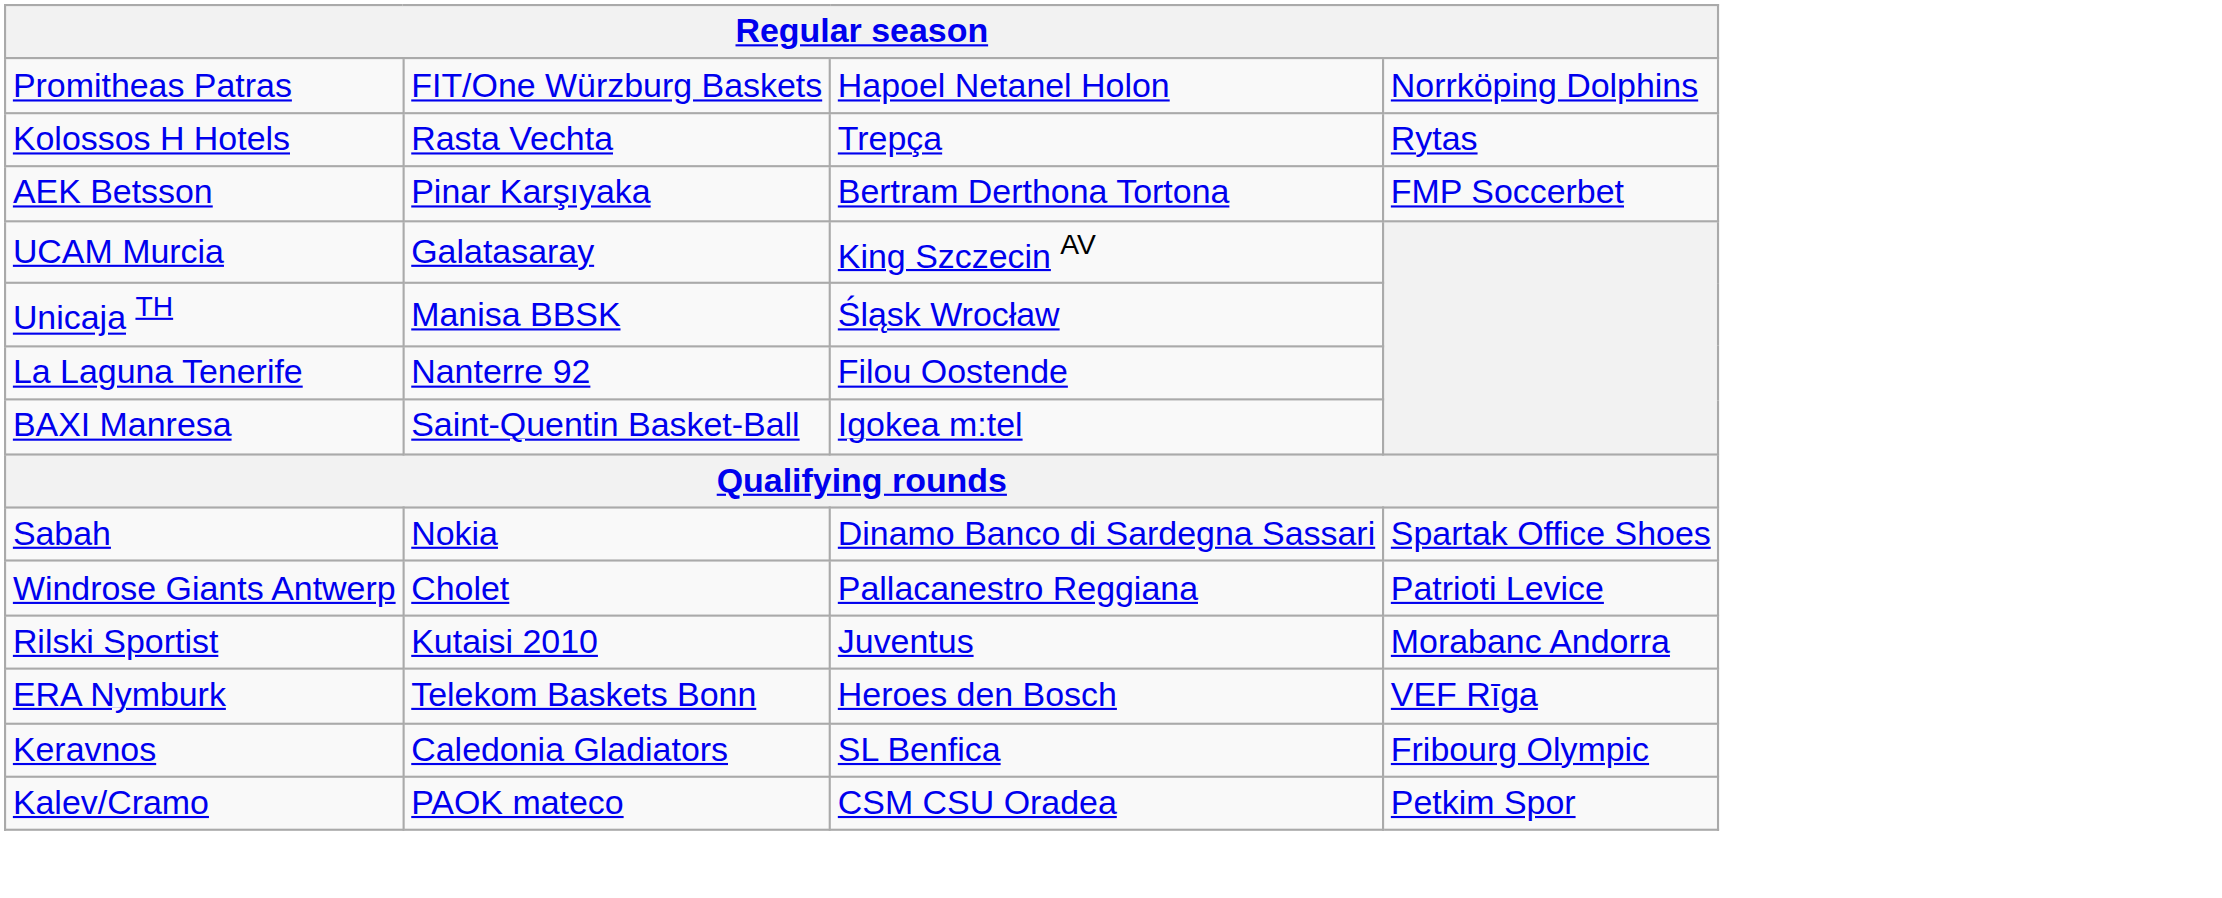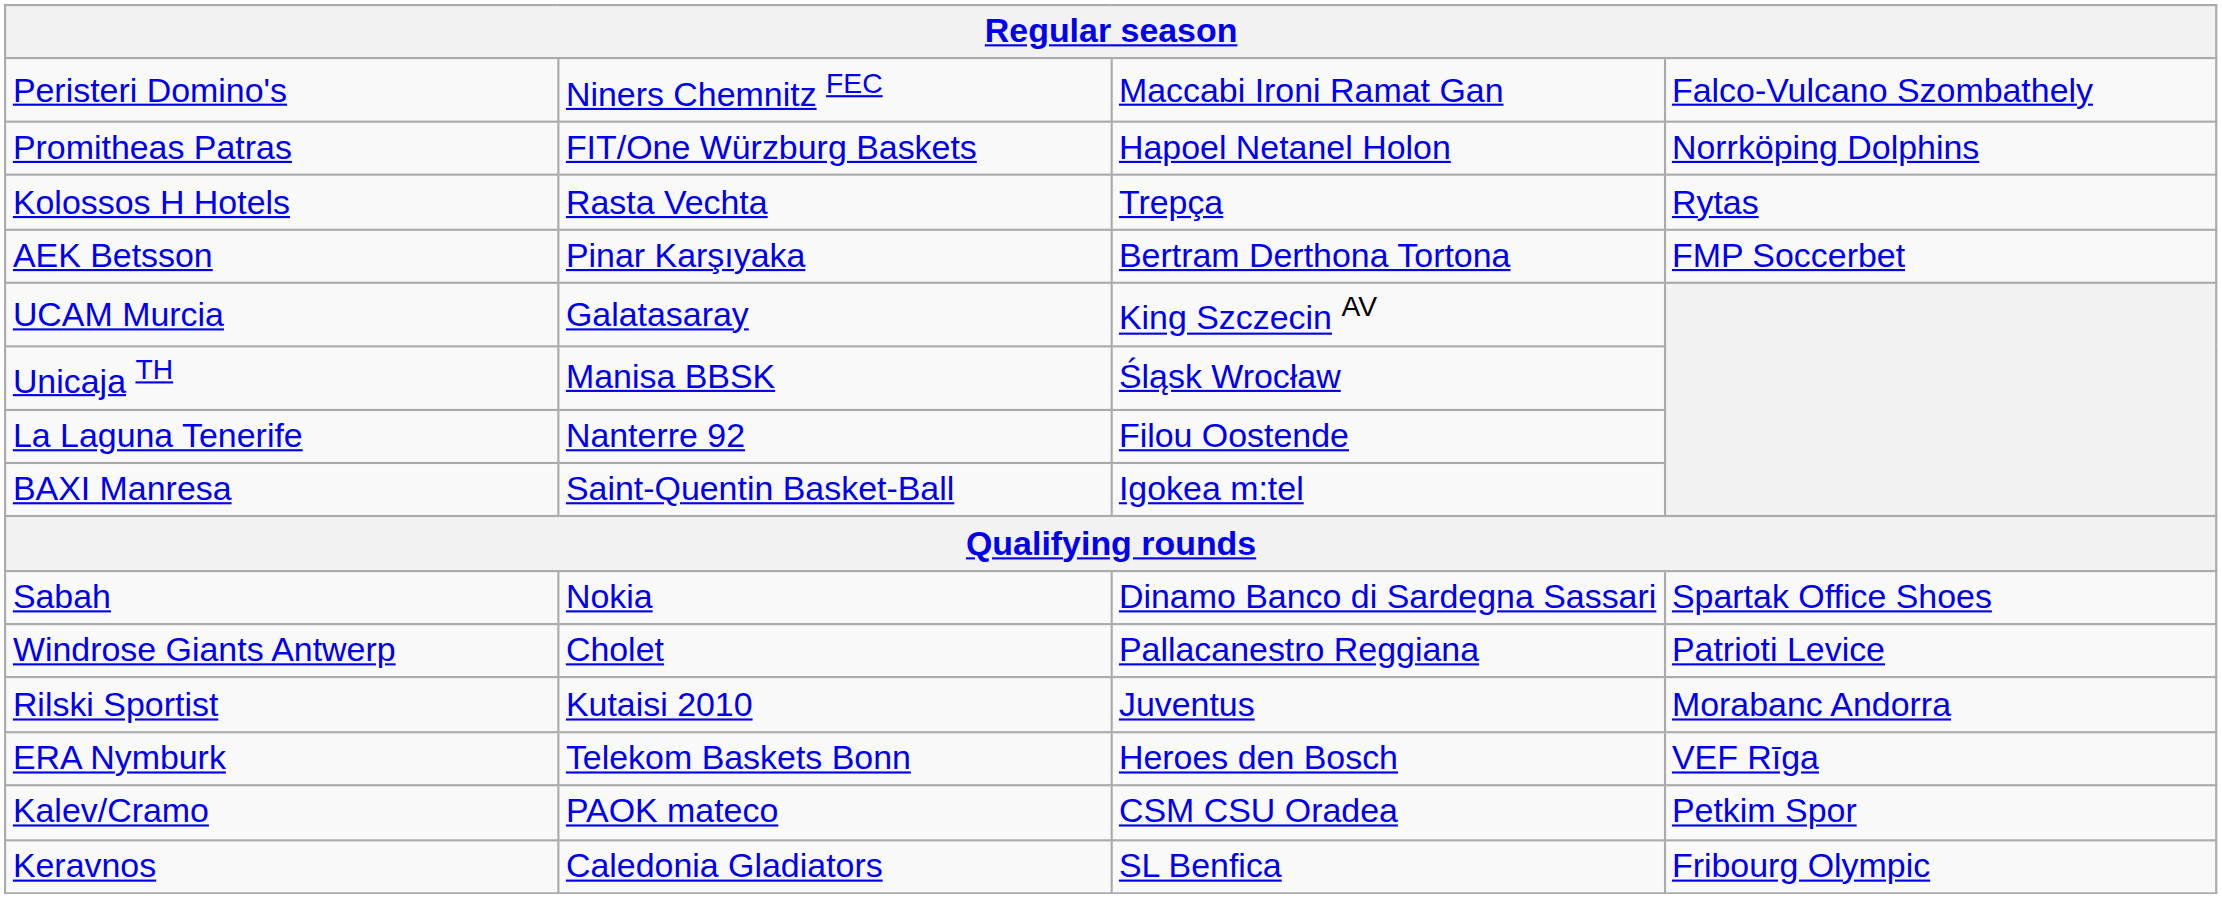+ row: (150, 89)
rows swapped: (85, 749) <-> (111, 802)
